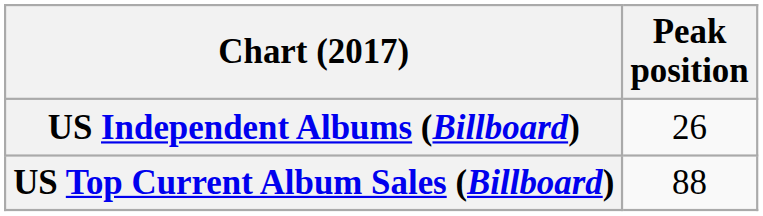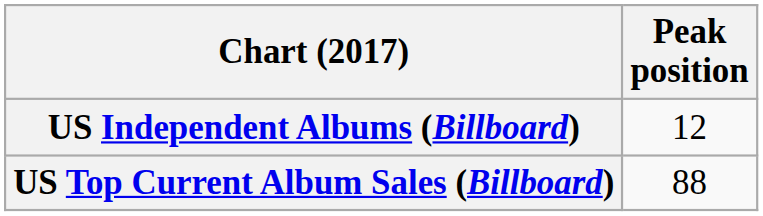(690, 126) 26 -> (690, 126) 12
